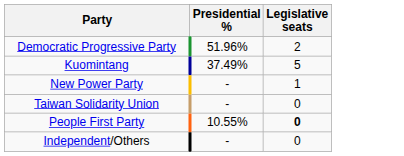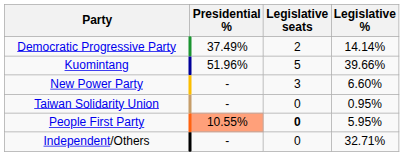+ column: (365, 20)
(227, 46) 51.96% -> (227, 46) 37.49%
(227, 65) 37.49% -> (227, 65) 51.96%
(297, 84) 1 -> (297, 84) 3
(227, 122) no background -> (227, 122) lightsalmon background
